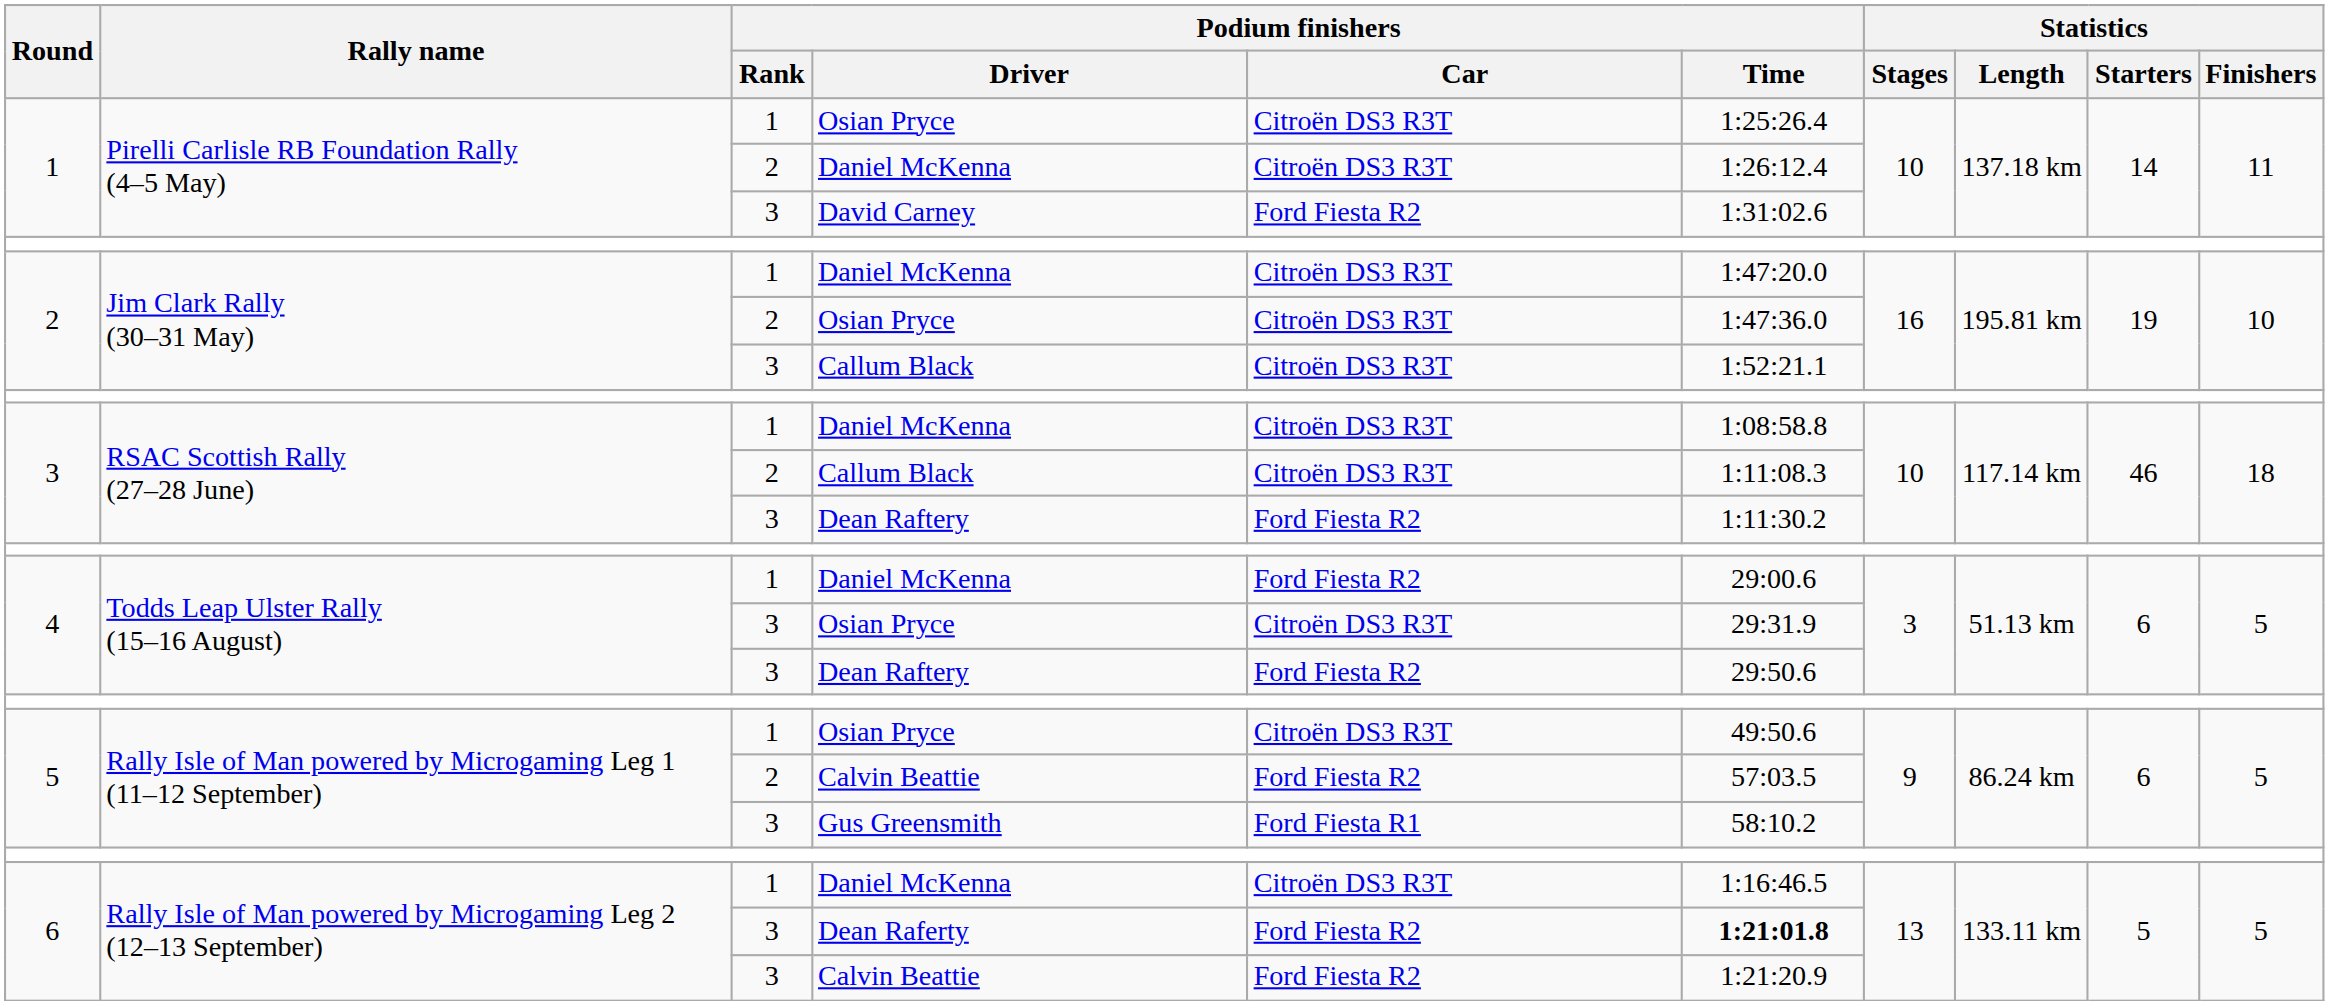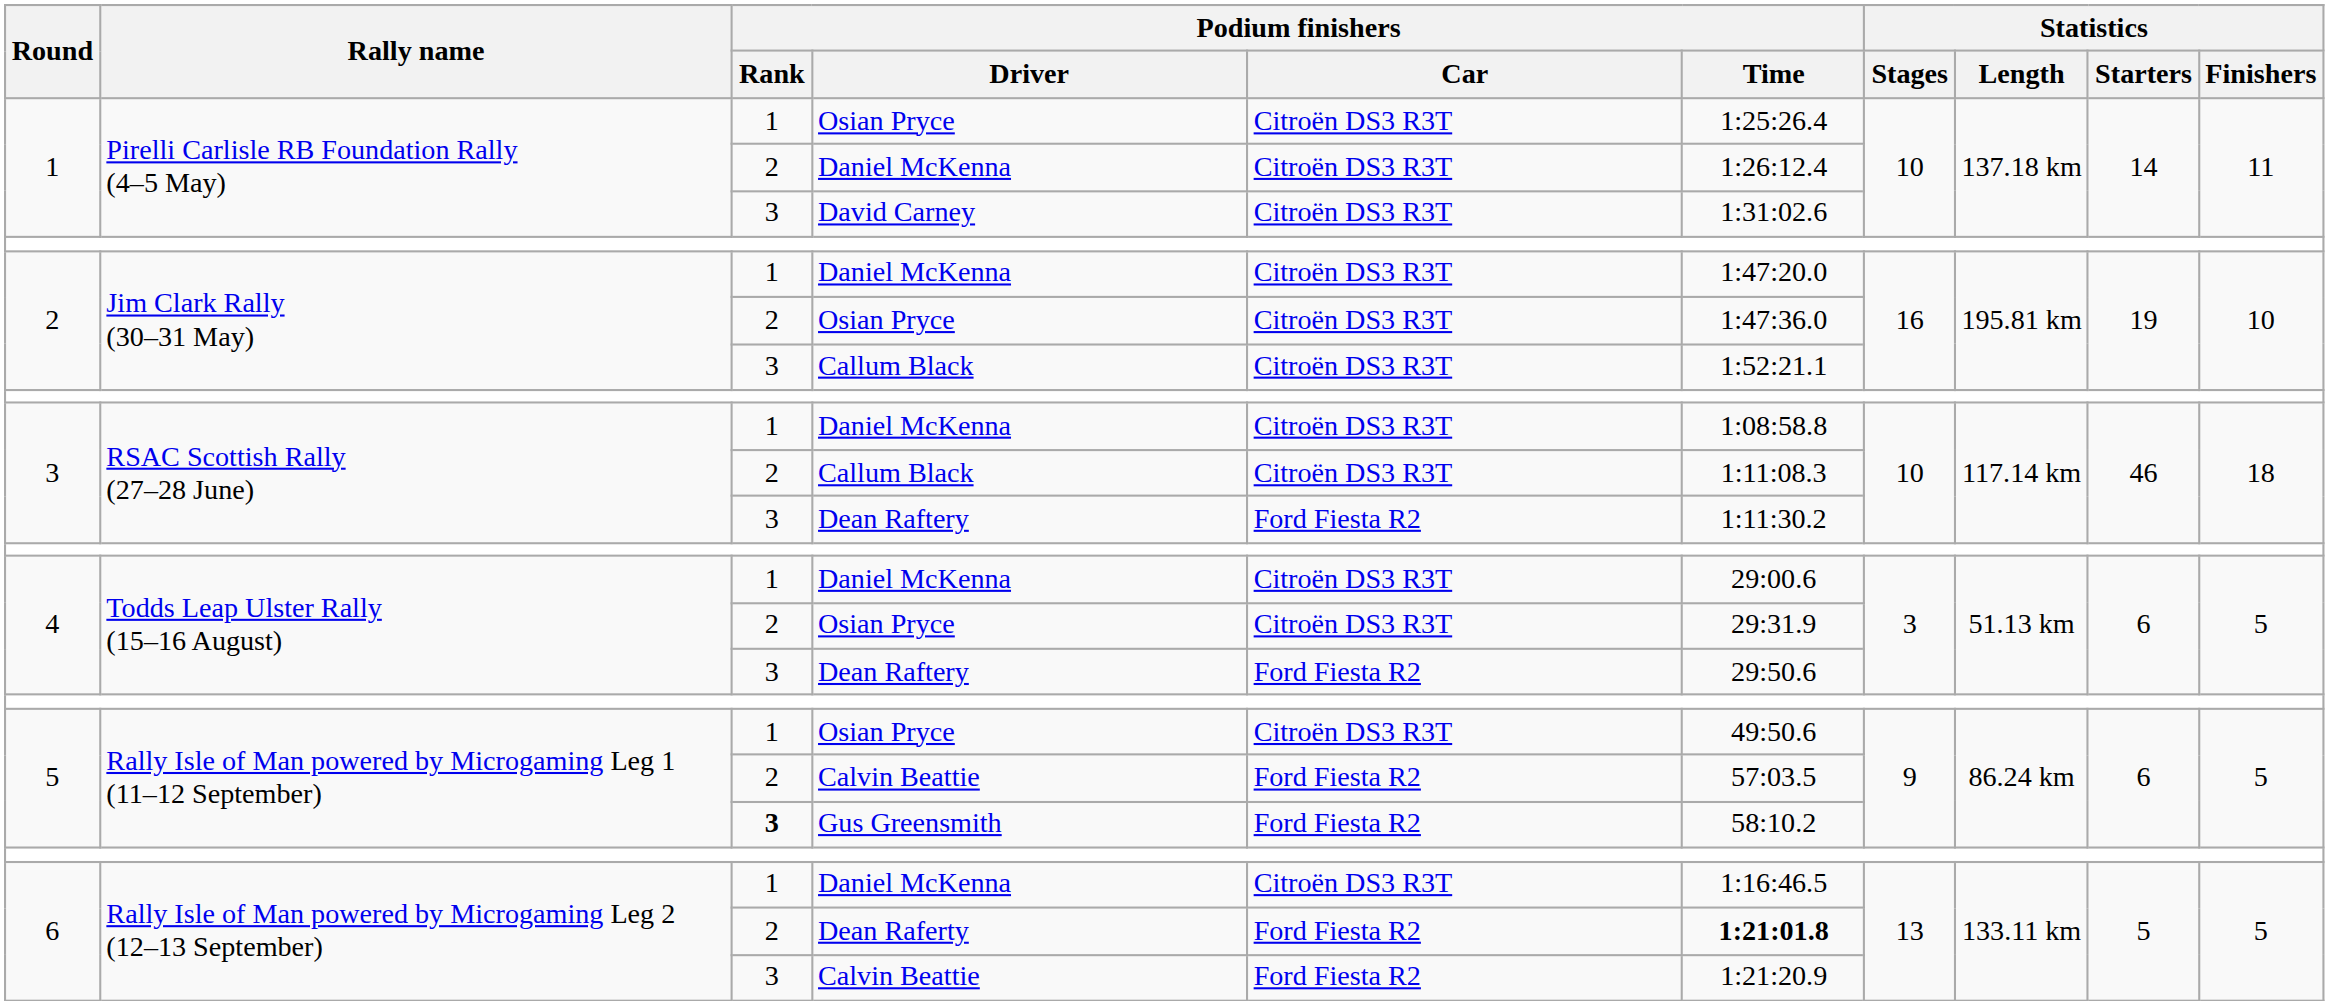(1337, 213) Ford Fiesta R2 -> (1353, 213) Citroën DS3 R3T
(1337, 578) Ford Fiesta R2 -> (1353, 578) Citroën DS3 R3T
(772, 624) 3 -> (772, 624) 2
(772, 823) normal -> (772, 823) bold
(1337, 823) Ford Fiesta R1 -> (1337, 823) Ford Fiesta R2
(772, 929) 3 -> (772, 929) 2
